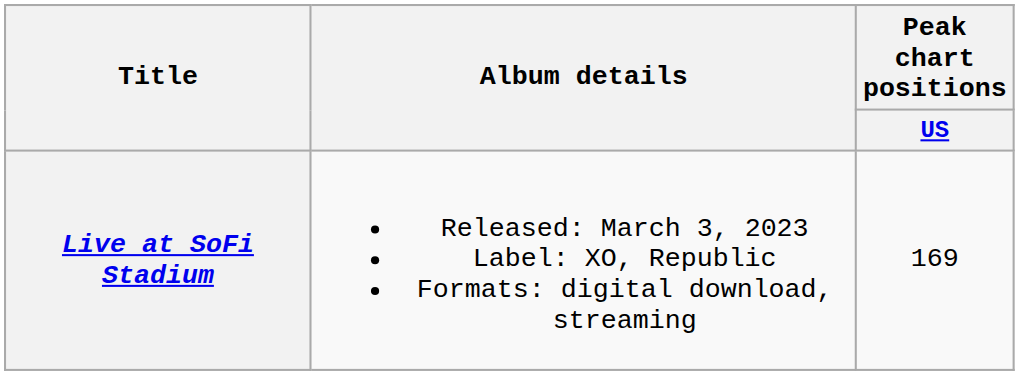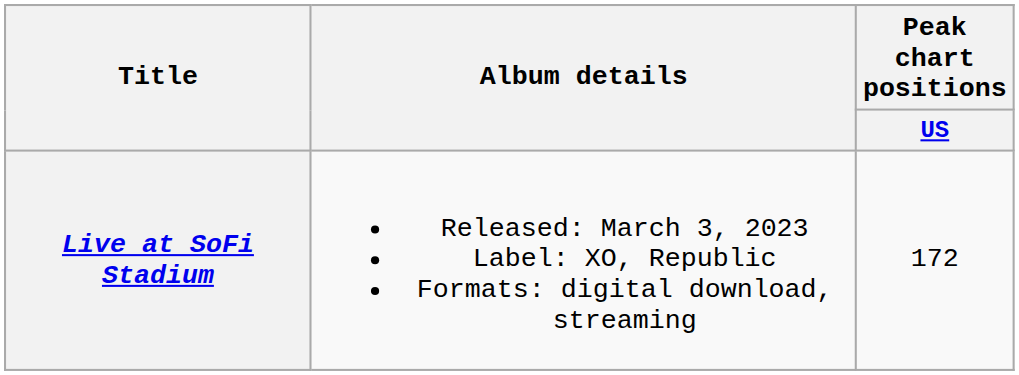(935, 260) 169 -> (935, 260) 172
